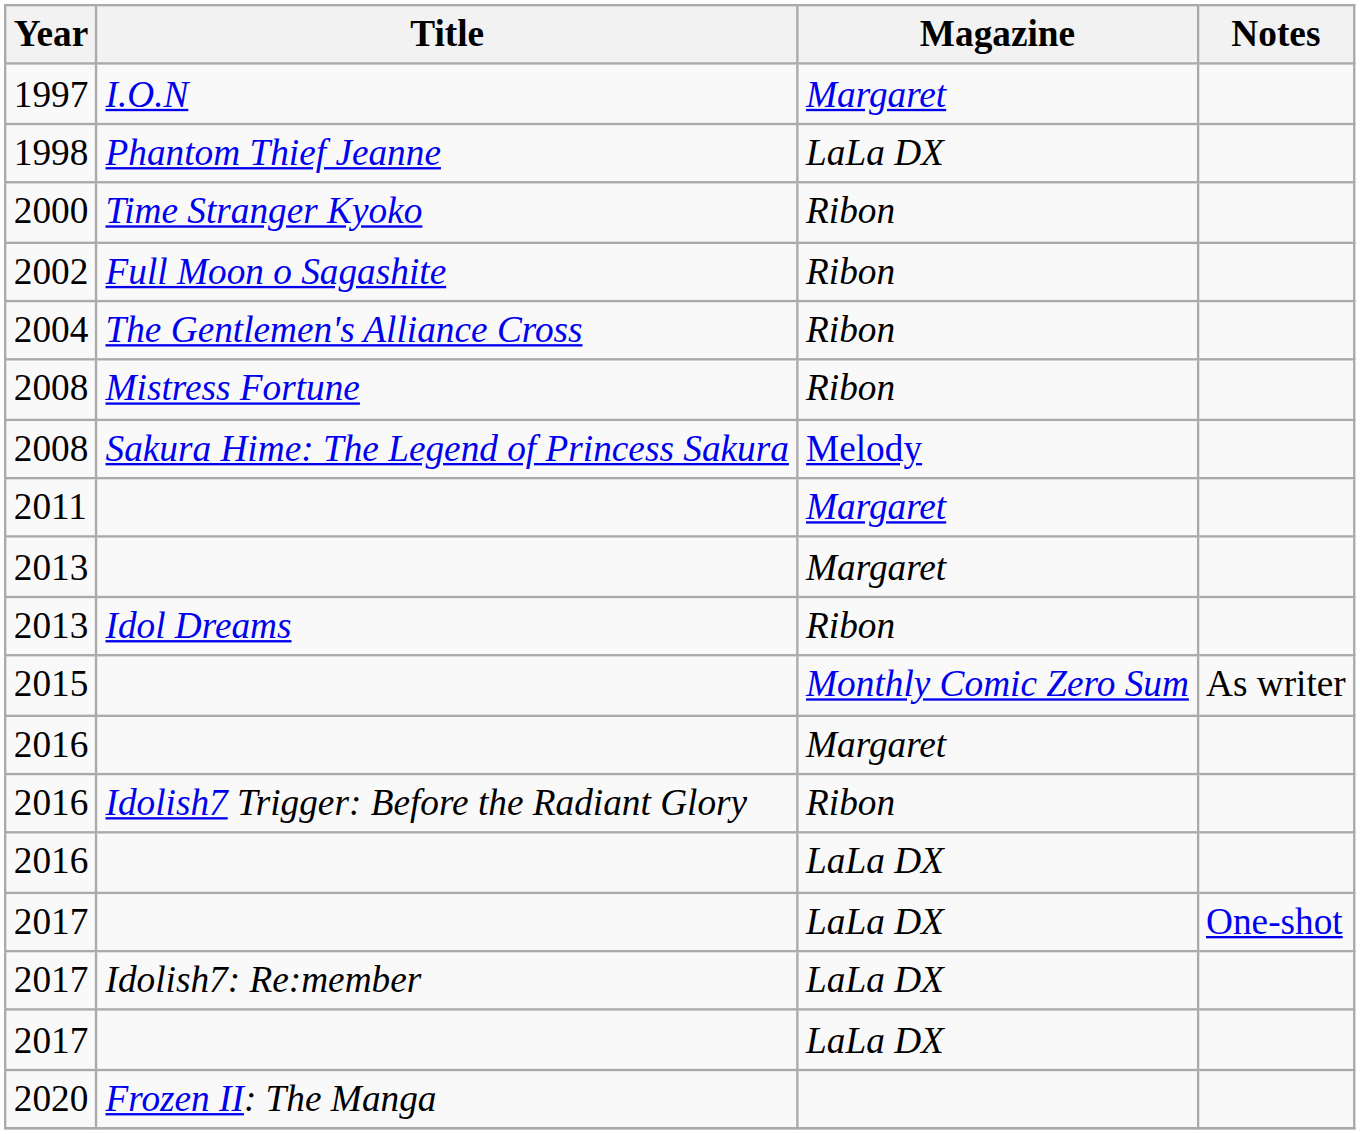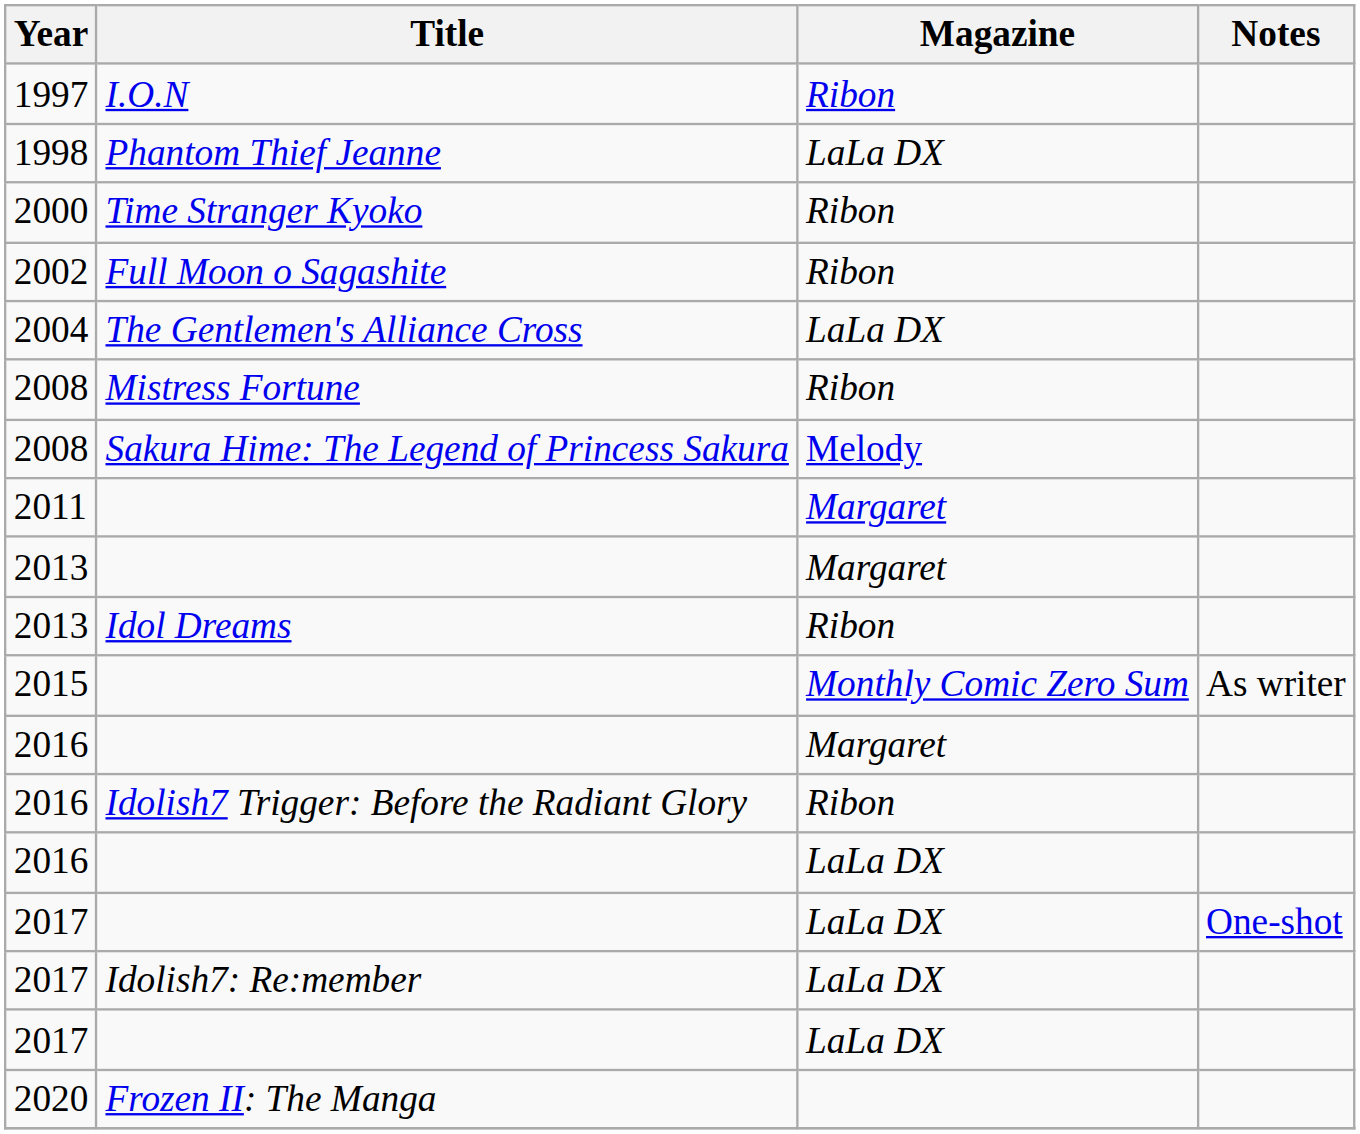(876, 93) Margaret -> (851, 93) Ribon
(851, 329) Ribon -> (875, 329) LaLa DX
